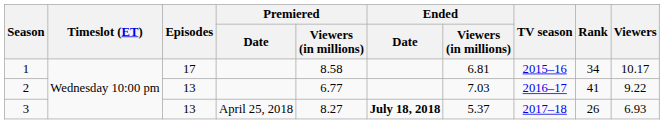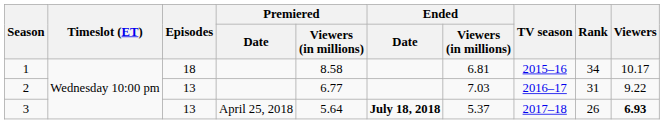(189, 68) 17 -> (189, 68) 18
(593, 88) 41 -> (593, 88) 31
(331, 108) 8.27 -> (331, 108) 5.64
(635, 108) normal -> (635, 108) bold
